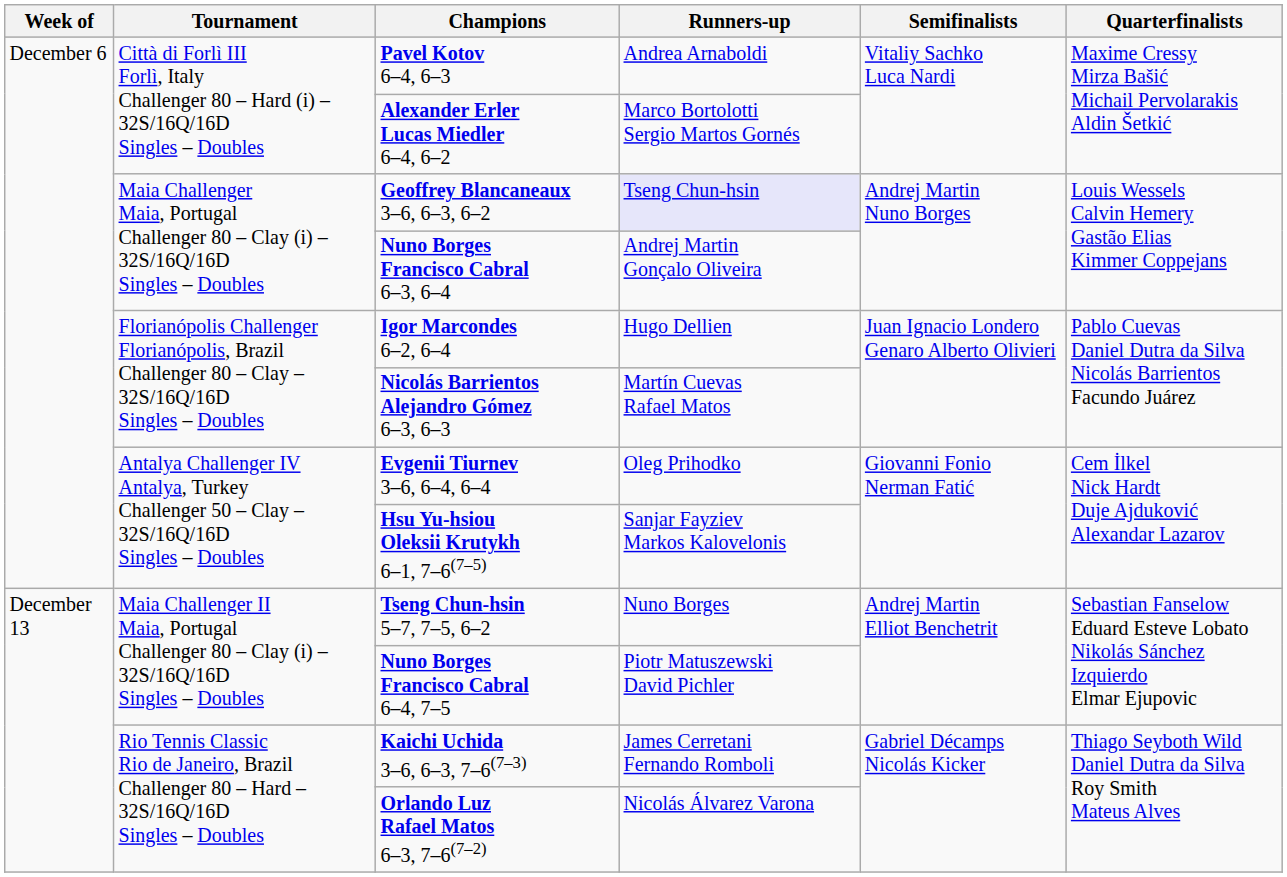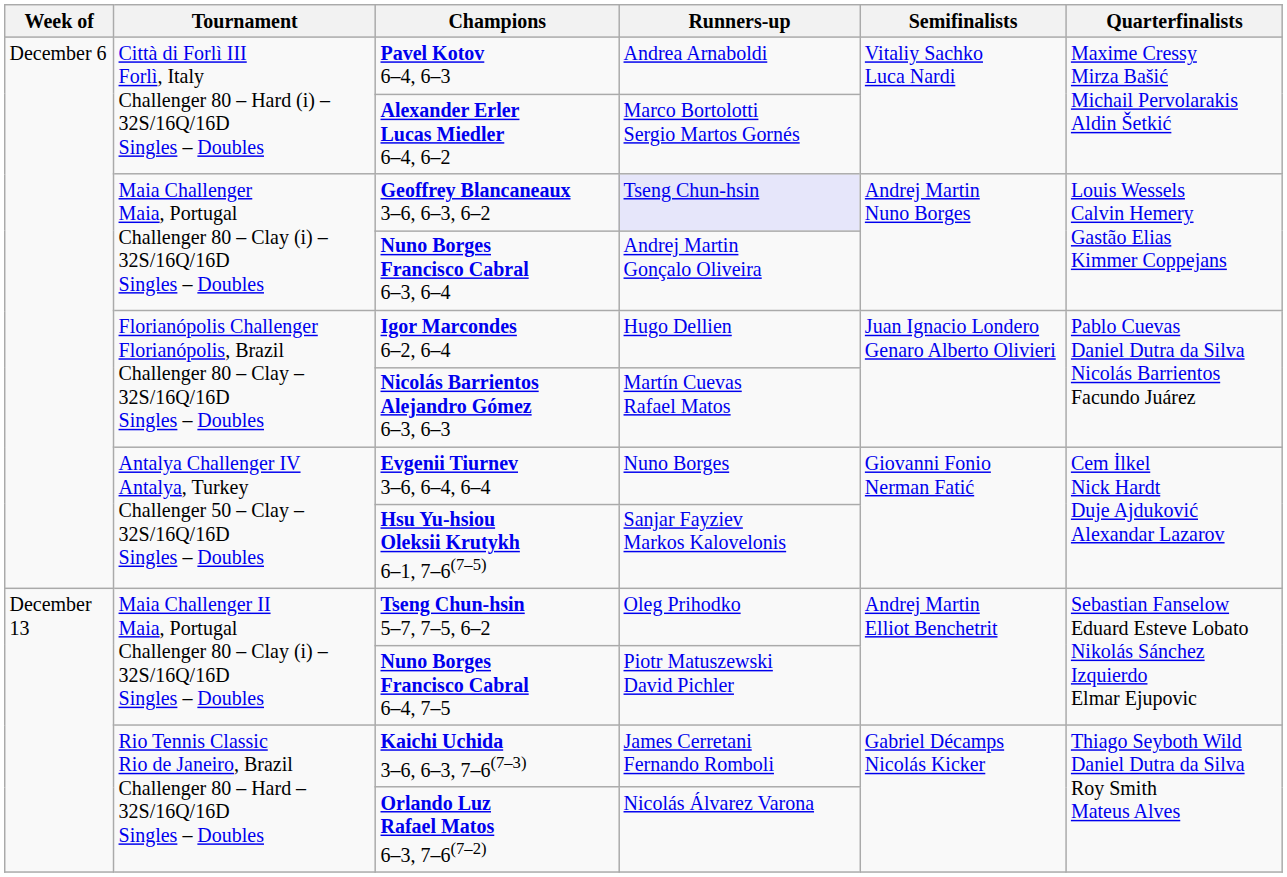(682, 463) Oleg Prihodko -> (676, 463) Nuno Borges
(676, 604) Nuno Borges -> (682, 604) Oleg Prihodko
